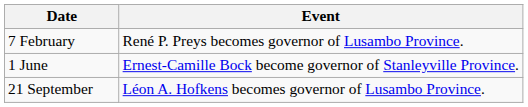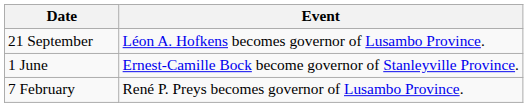rows swapped: (42, 41) <-> (50, 89)
